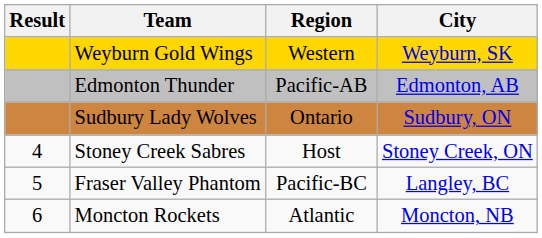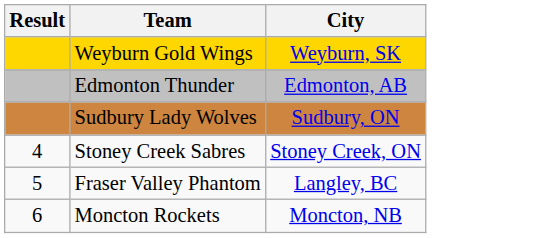- column: (321, 20)
